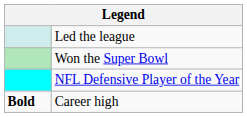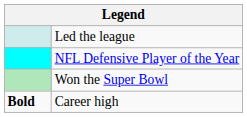rows swapped: (147, 79) <-> (111, 58)
